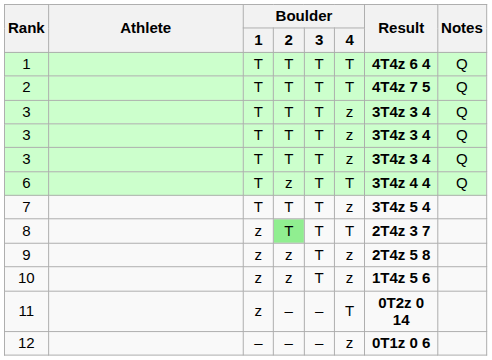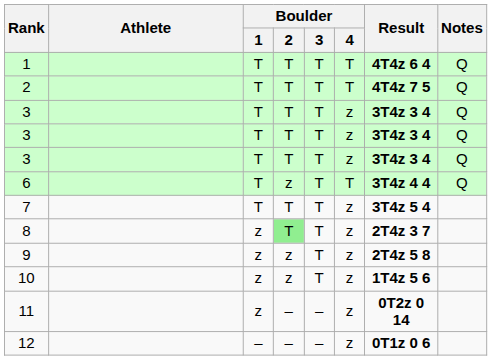(350, 231) T -> (350, 231) z
(350, 311) T -> (350, 311) z
